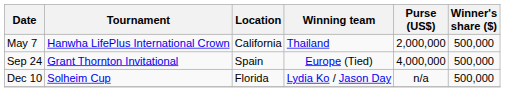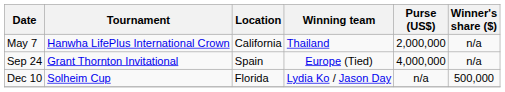(474, 43) 500,000 -> (474, 43) n/a
(474, 61) 500,000 -> (474, 61) n/a
